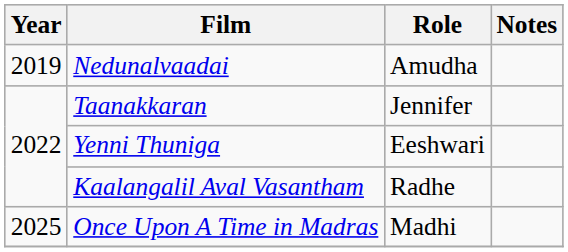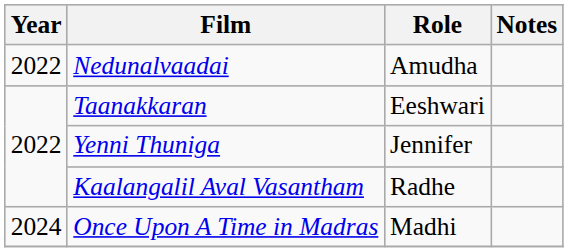(36, 65) 2019 -> (36, 65) 2022
(431, 105) Jennifer -> (437, 105) Eeshwari
(437, 145) Eeshwari -> (431, 145) Jennifer
(36, 226) 2025 -> (36, 226) 2024
